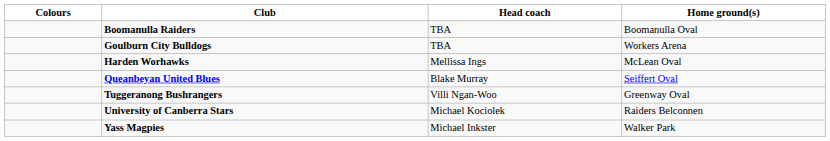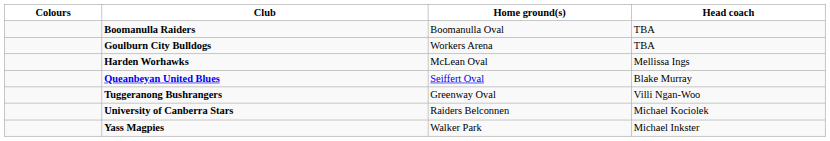columns swapped: (723, 12) <-> (525, 12)
